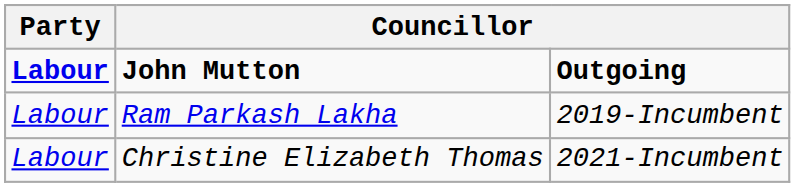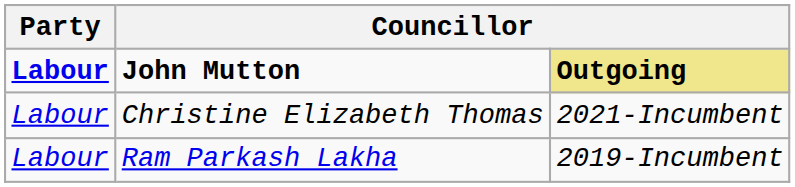(621, 71) no background -> (621, 71) khaki background
rows swapped: (260, 115) <-> (333, 159)
